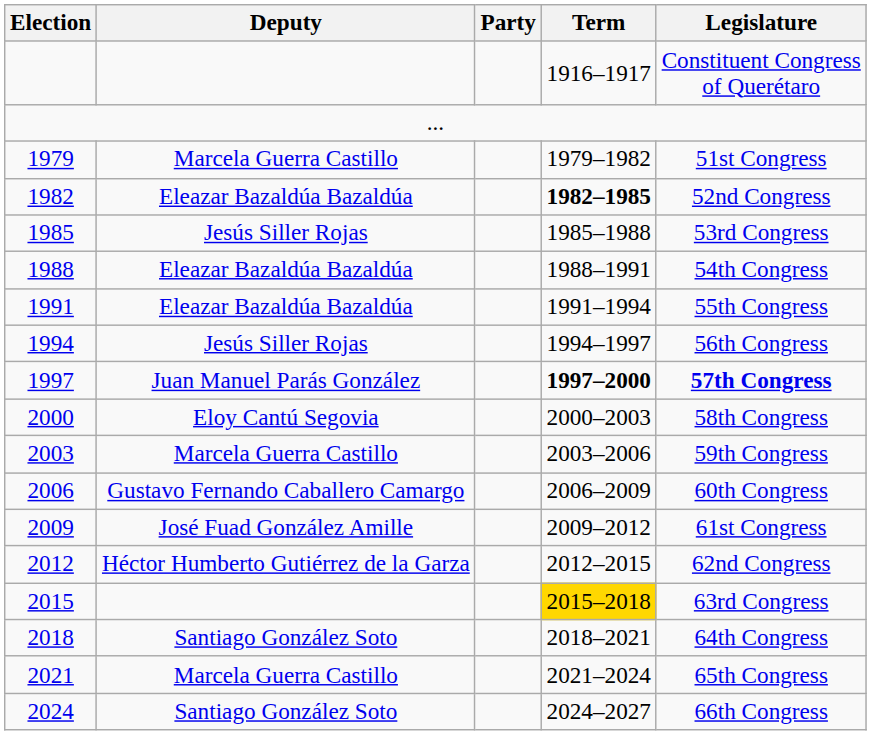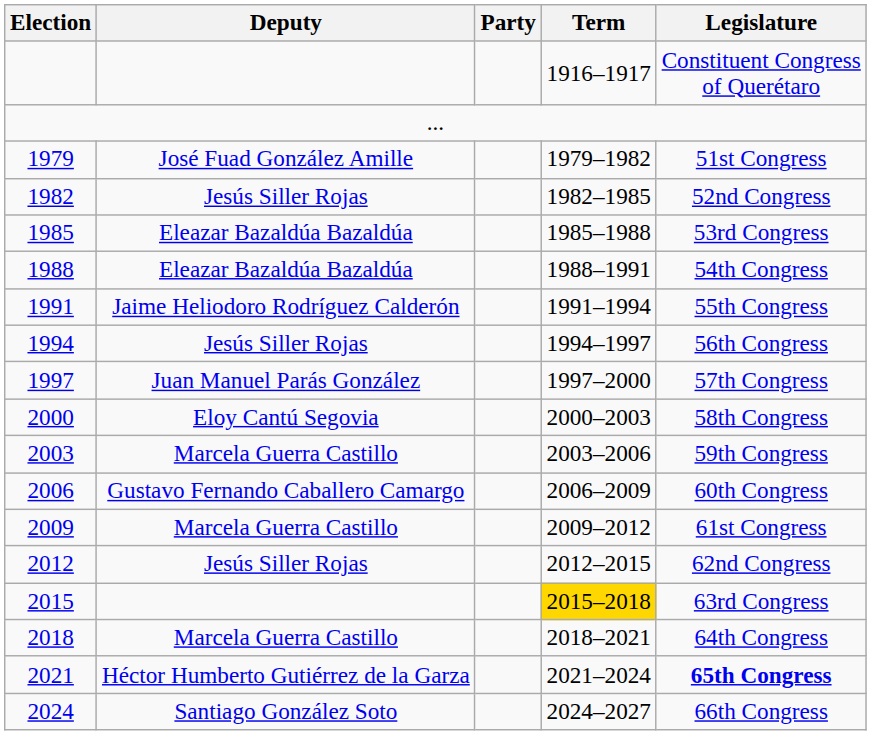(286, 159) Marcela Guerra Castillo -> (286, 159) José Fuad González Amille
(286, 196) Eleazar Bazaldúa Bazaldúa -> (286, 196) Jesús Siller Rojas
(599, 196) bold -> (599, 196) normal
(286, 232) Jesús Siller Rojas -> (286, 232) Eleazar Bazaldúa Bazaldúa
(286, 306) Eleazar Bazaldúa Bazaldúa -> (286, 306) Jaime Heliodoro Rodríguez Calderón
(599, 380) bold -> (599, 380) normal
(761, 380) bold -> (761, 380) normal
(286, 527) José Fuad González Amille -> (286, 527) Marcela Guerra Castillo
(286, 564) Héctor Humberto Gutiérrez de la Garza -> (286, 564) Jesús Siller Rojas
(286, 637) Santiago González Soto -> (286, 637) Marcela Guerra Castillo
(286, 674) Marcela Guerra Castillo -> (286, 674) Héctor Humberto Gutiérrez de la Garza
(761, 674) normal -> (761, 674) bold
